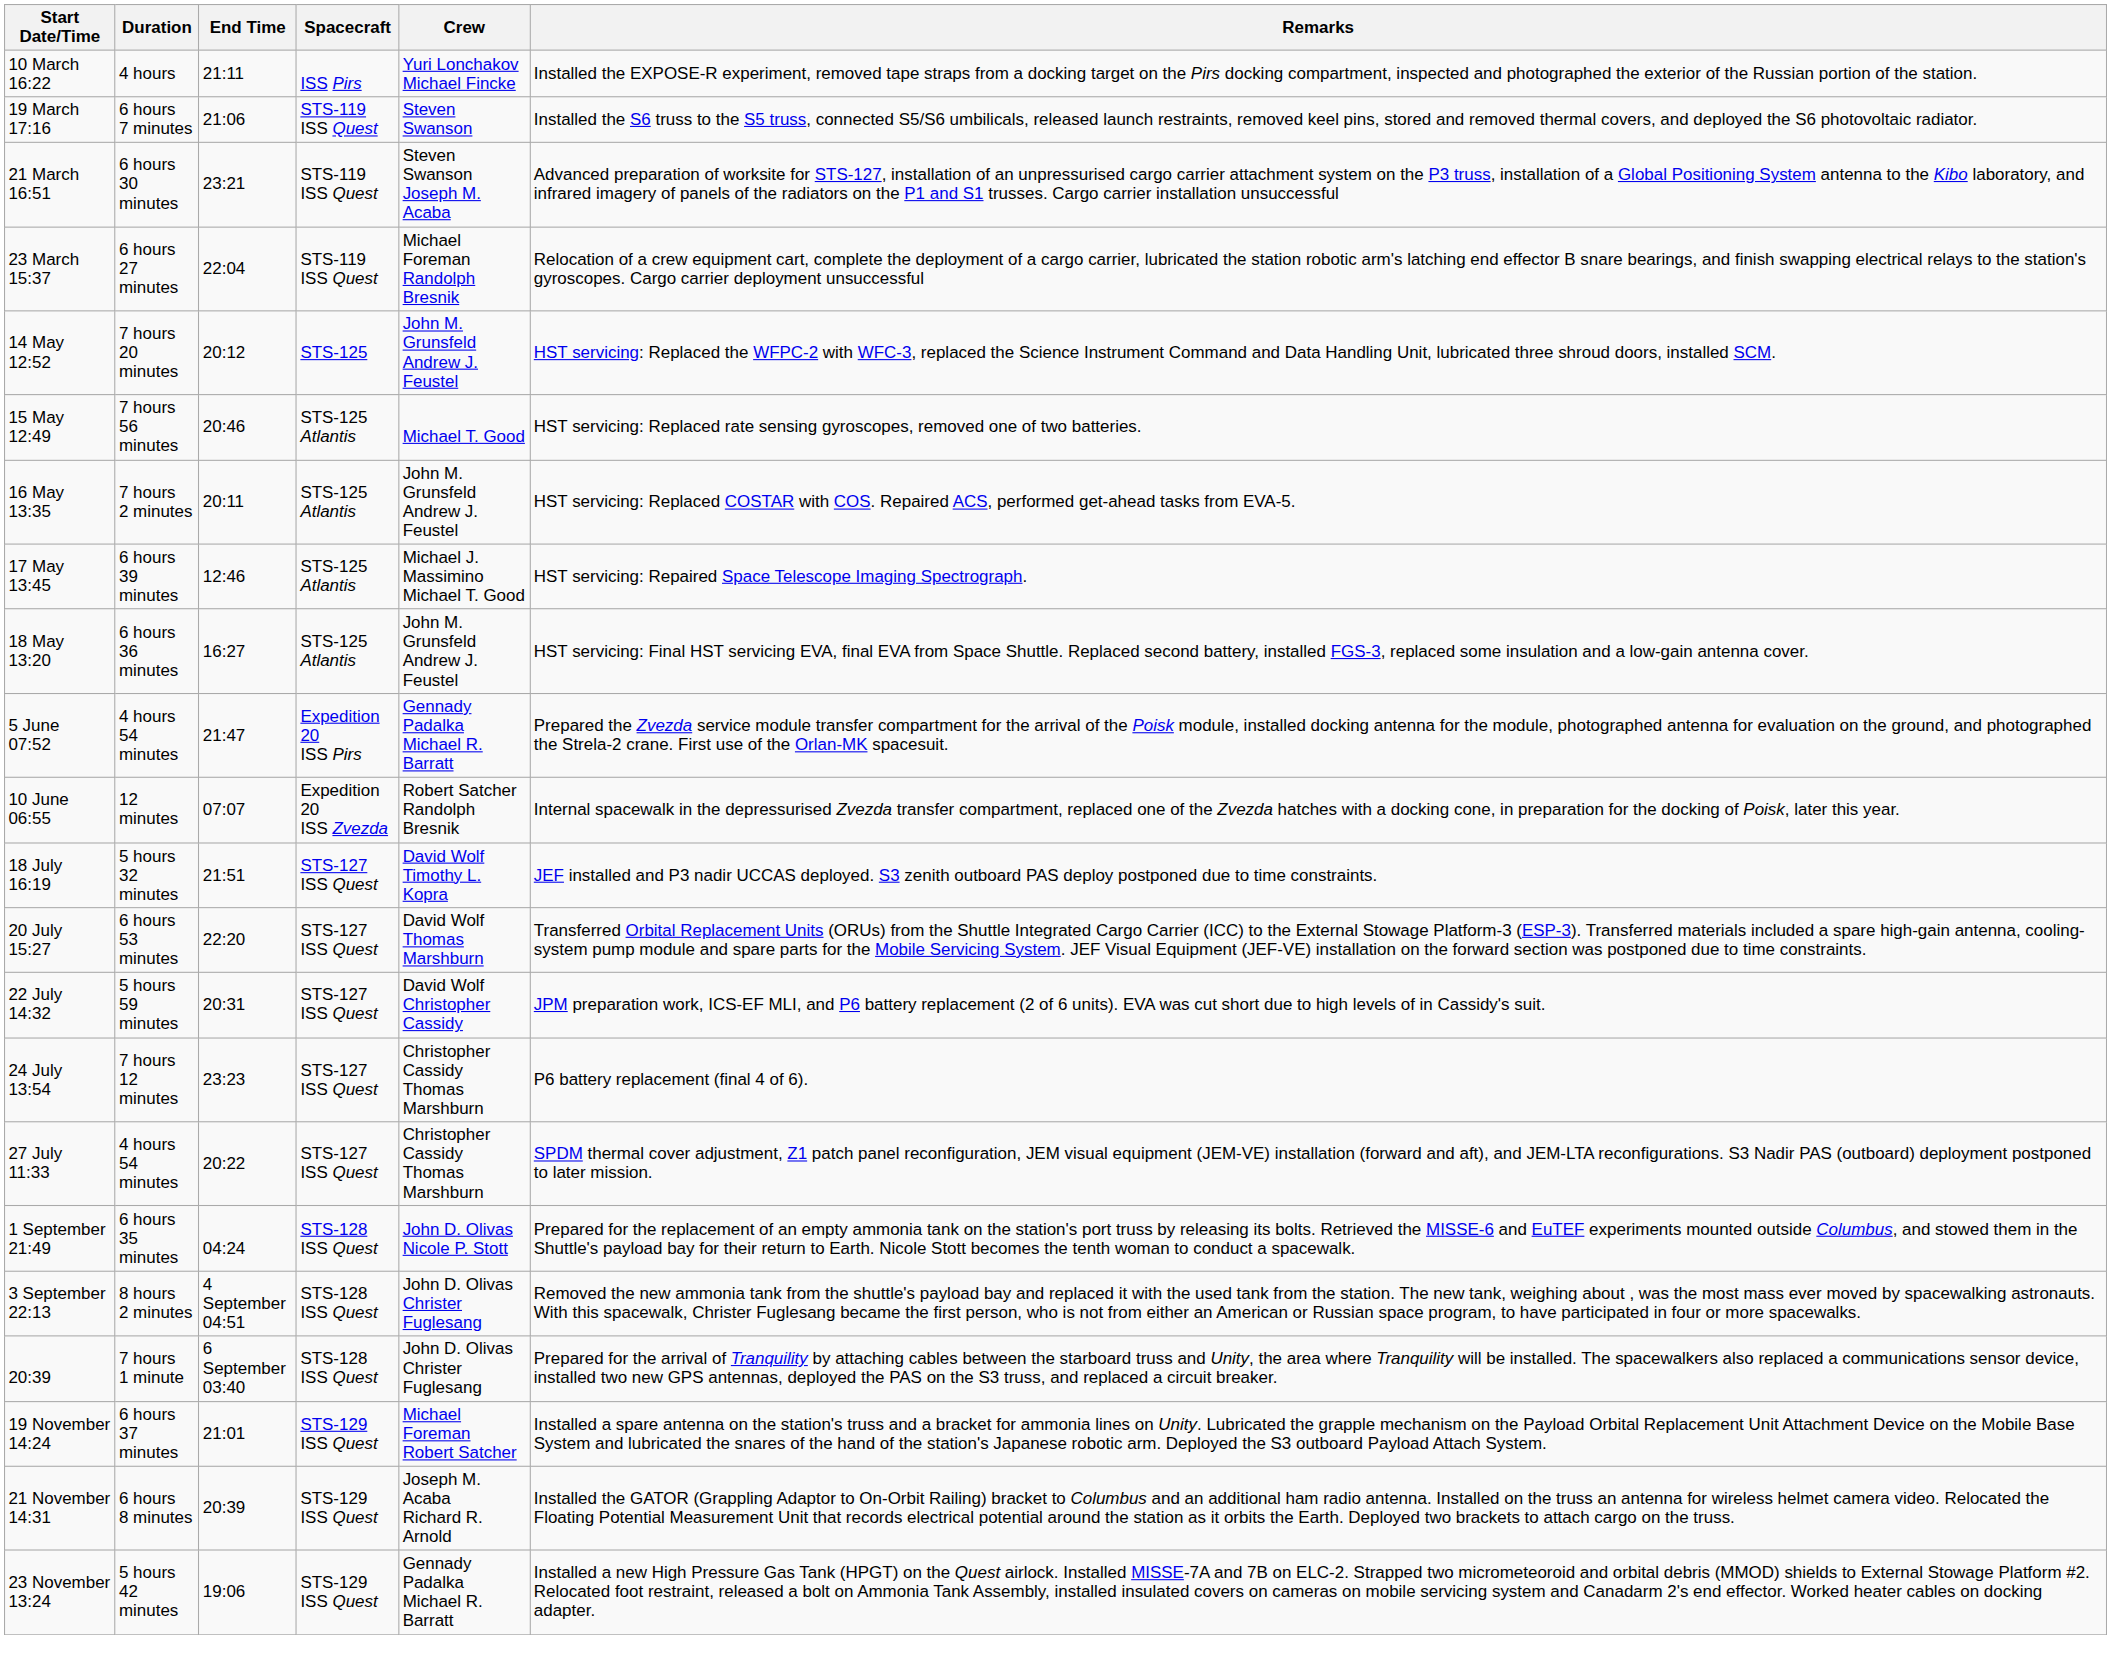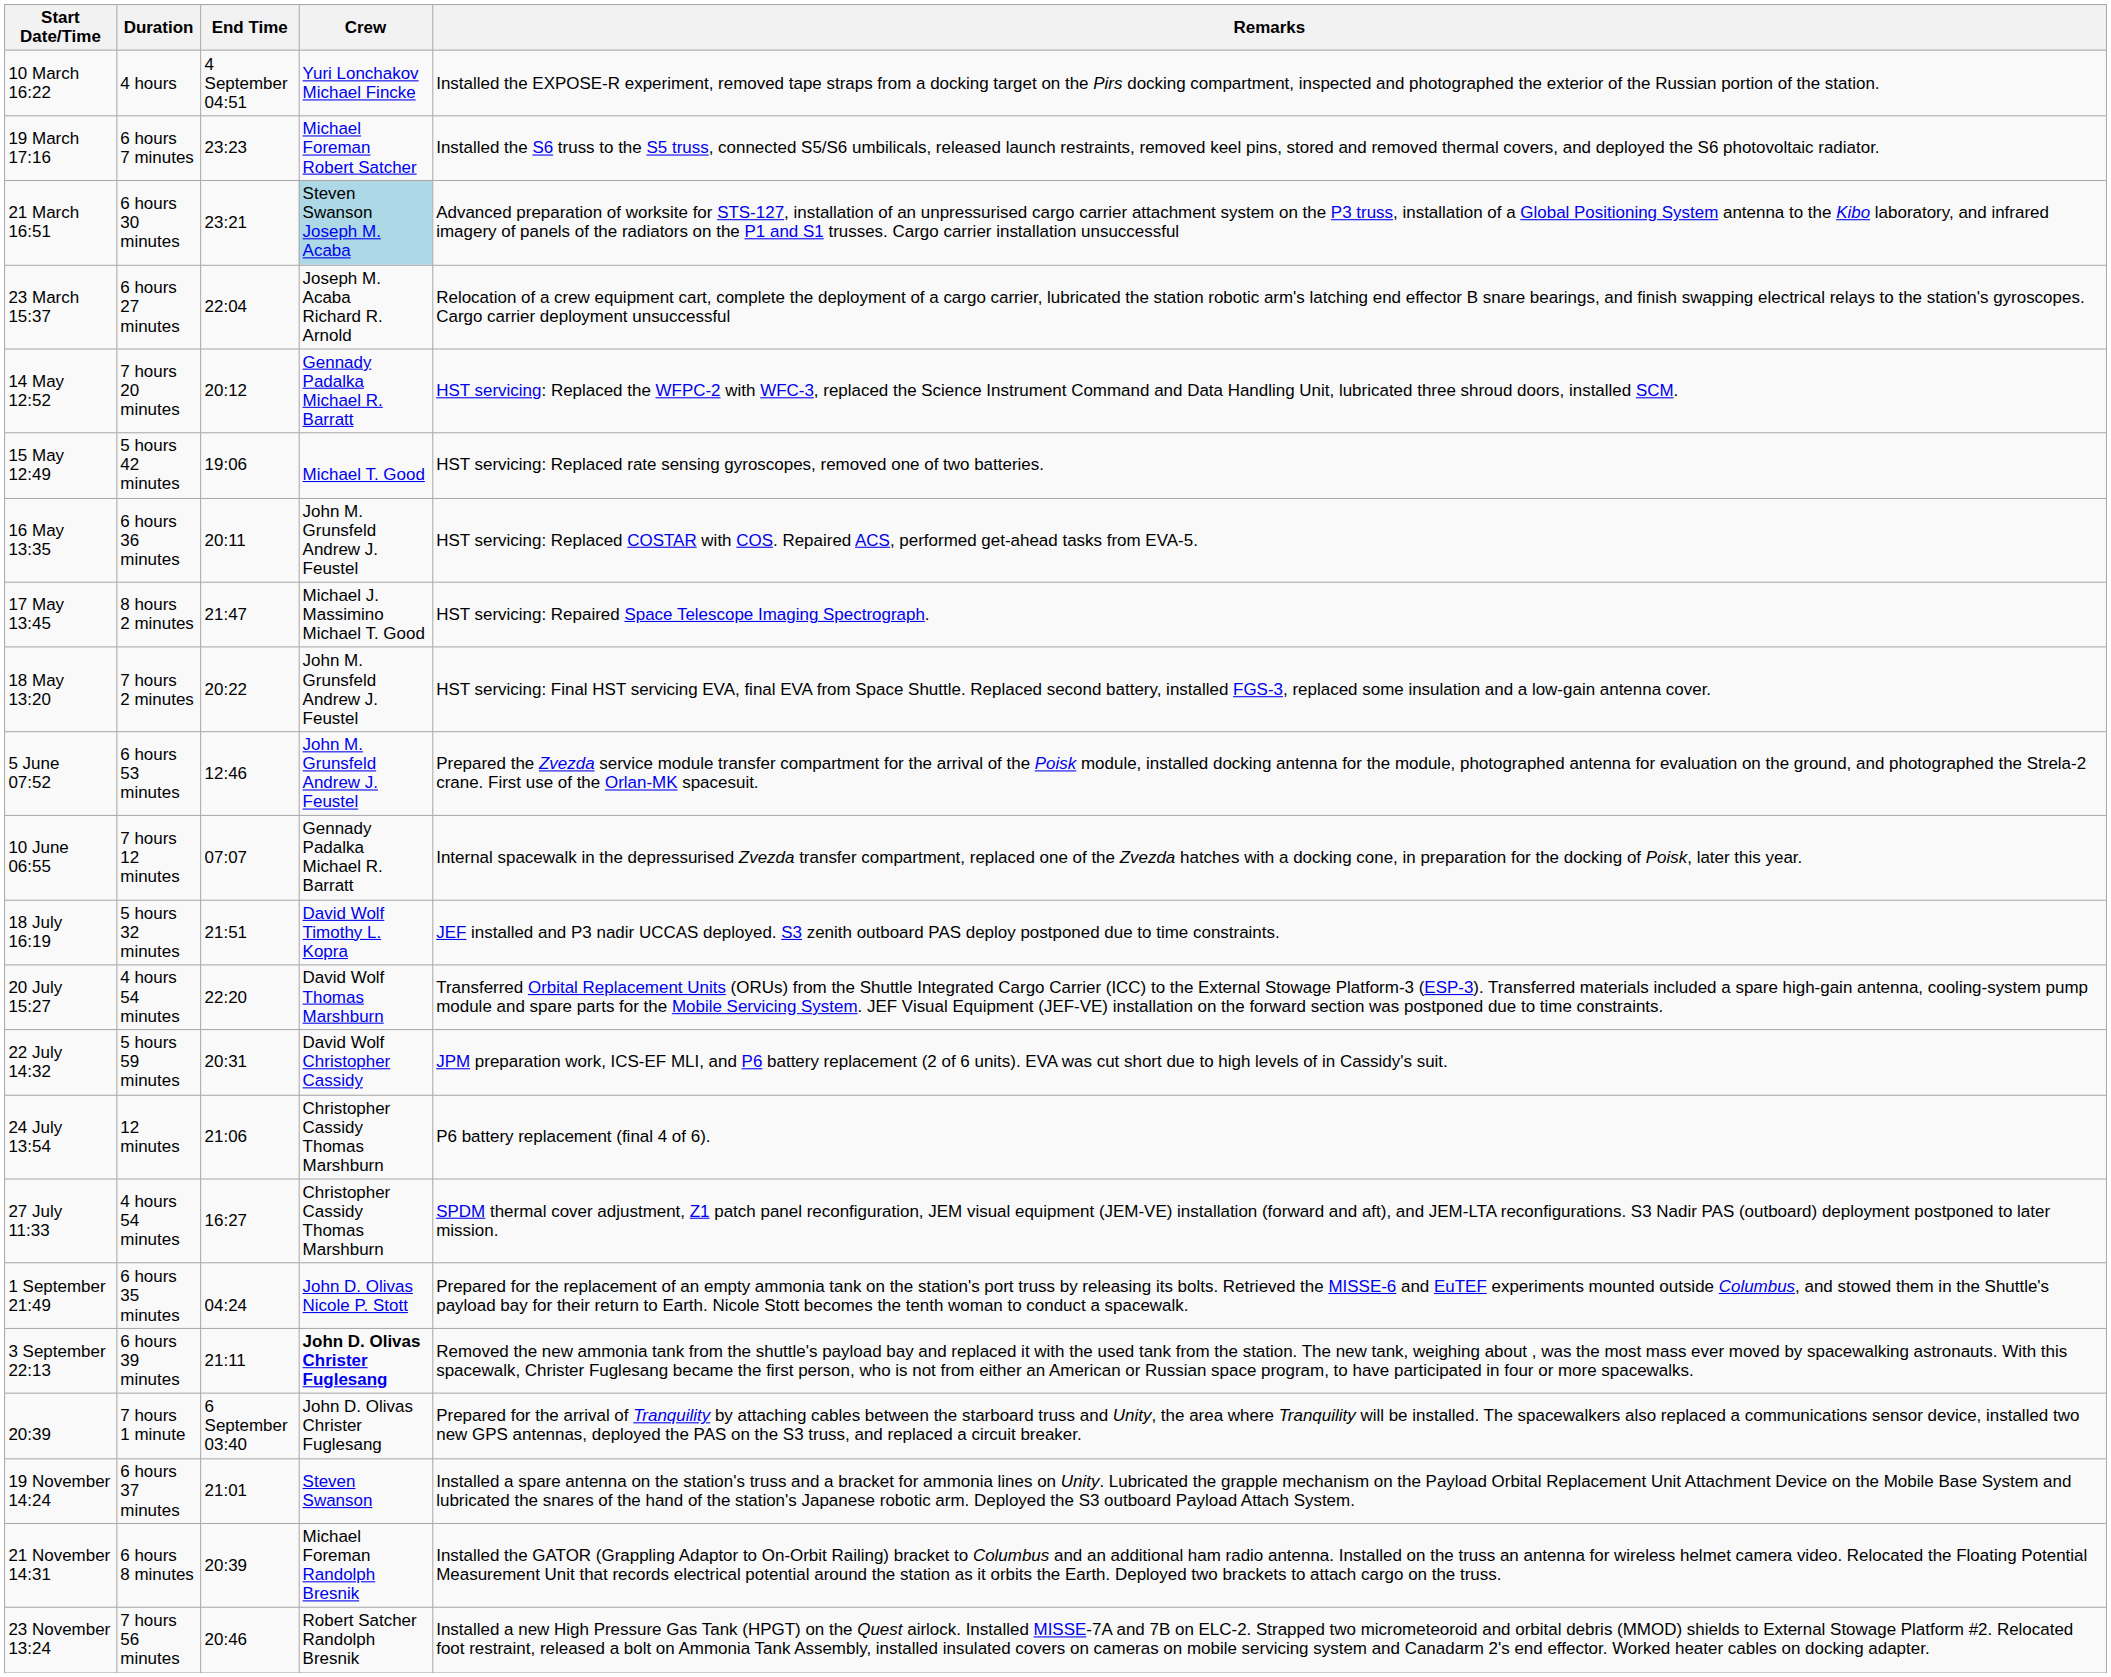- column: (348, 27)
(223, 73) 21:11 -> (246, 83) 4 September 04:51
(224, 119) 21:06 -> (226, 148) 23:23
(438, 119) Steven Swanson -> (360, 148) Michael Foreman Robert Satcher
(442, 184) no background -> (342, 222) lightblue background
(439, 268) Michael Foreman Randolph Bresnik -> (343, 306) Joseph M. Acaba Richard R. Arnold
(440, 352) John M. Grunsfeld Andrew J. Feustel -> (343, 390) Gennady Padalka Michael R. Barratt
(149, 427) 7 hours 56 minutes -> (150, 465) 5 hours 42 minutes
(224, 427) 20:46 -> (226, 465) 19:06
(156, 501) 7 hours 2 minutes -> (150, 540) 6 hours 36 minutes
(149, 576) 6 hours 39 minutes -> (157, 614) 8 hours 2 minutes
(224, 576) 12:46 -> (226, 614) 21:47
(149, 651) 6 hours 36 minutes -> (157, 689) 7 hours 2 minutes
(224, 651) 16:27 -> (226, 689) 20:22
(149, 735) 4 hours 54 minutes -> (150, 773) 6 hours 53 minutes
(224, 735) 21:47 -> (226, 773) 12:46
(443, 735) Gennady Padalka Michael R. Barratt -> (340, 773) John M. Grunsfeld Andrew J. Feustel
(149, 809) 12 minutes -> (150, 857) 7 hours 12 minutes
(460, 809) Robert Satcher Randolph Bresnik -> (343, 857) Gennady Padalka Michael R. Barratt
(149, 940) 6 hours 53 minutes -> (150, 997) 4 hours 54 minutes
(149, 1079) 7 hours 12 minutes -> (150, 1136) 12 minutes
(224, 1079) 23:23 -> (226, 1136) 21:06
(224, 1163) 20:22 -> (226, 1221) 16:27
(156, 1303) 8 hours 2 minutes -> (150, 1360) 6 hours 39 minutes
(244, 1303) 4 September 04:51 -> (225, 1360) 21:11
(458, 1303) normal -> (362, 1360) bold
(460, 1433) Michael Foreman Robert Satcher -> (337, 1490) Steven Swanson
(443, 1508) Joseph M. Acaba Richard R. Arnold -> (339, 1565) Michael Foreman Randolph Bresnik
(149, 1592) 5 hours 42 minutes -> (150, 1640) 7 hours 56 minutes
(224, 1592) 19:06 -> (226, 1640) 20:46
(443, 1592) Gennady Padalka Michael R. Barratt -> (360, 1640) Robert Satcher Randolph Bresnik
